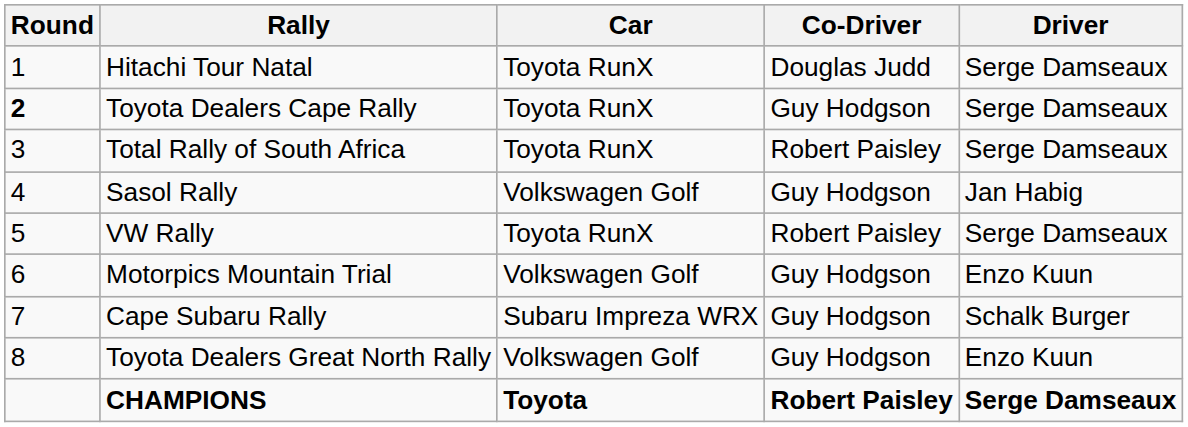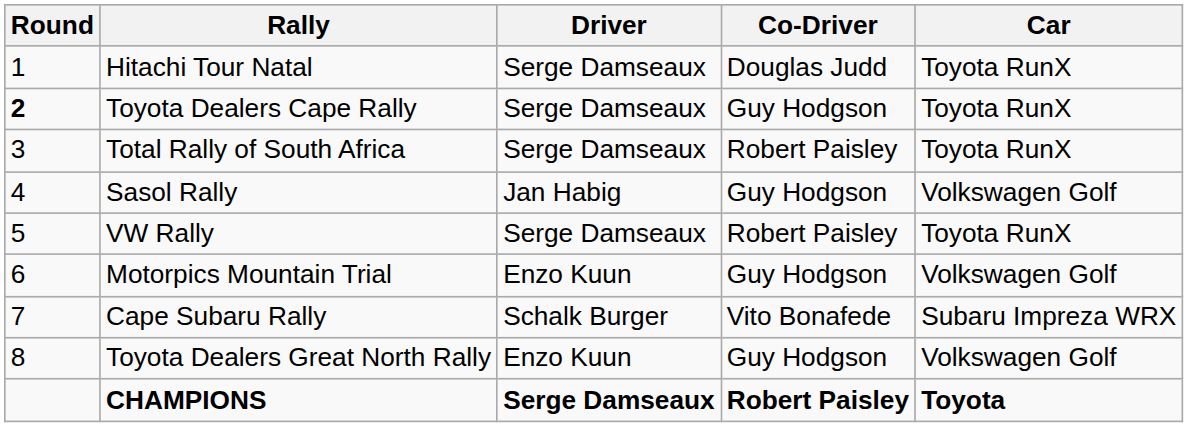columns swapped: (1071, 25) <-> (631, 25)
(851, 316) Guy Hodgson -> (809, 316) Vito Bonafede
